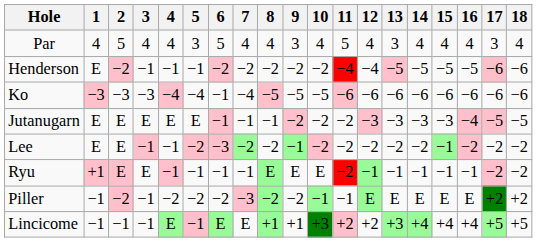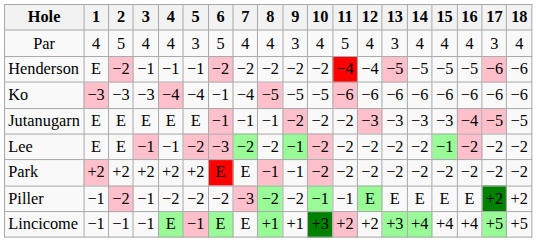+ row: (23, 172)
- row: (22, 172)
